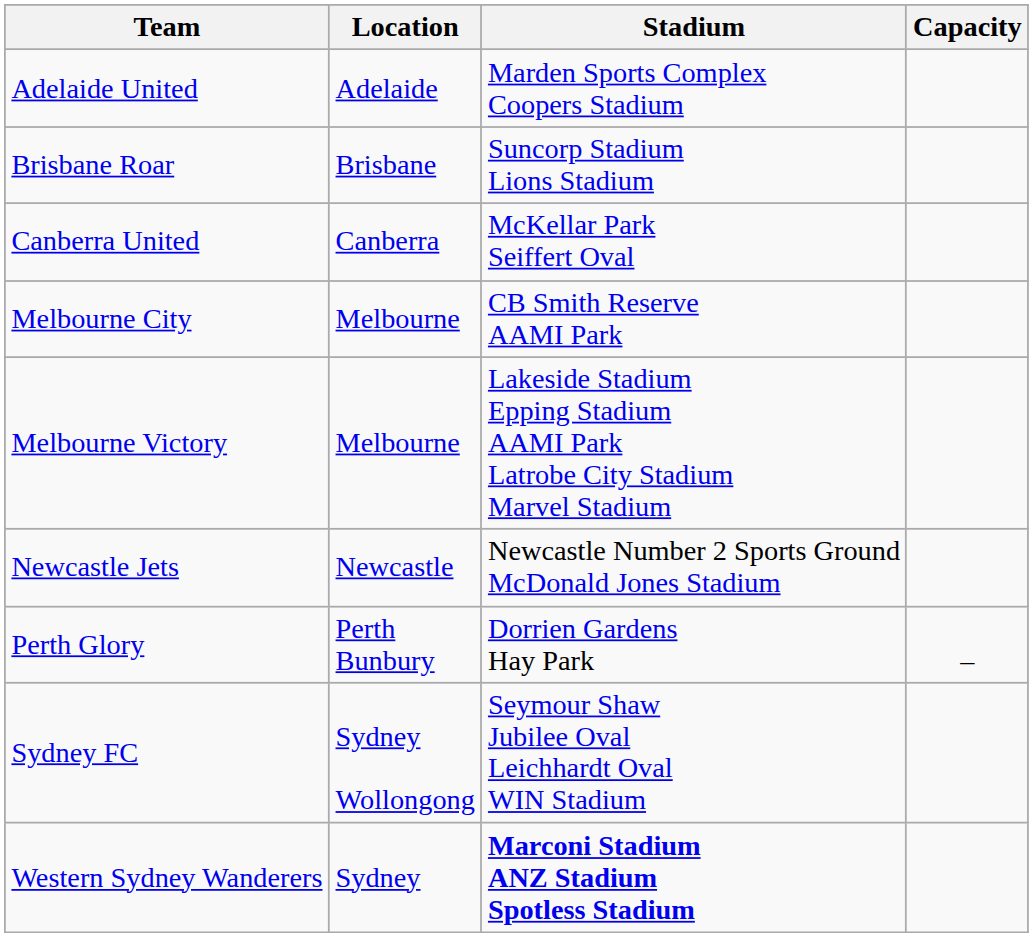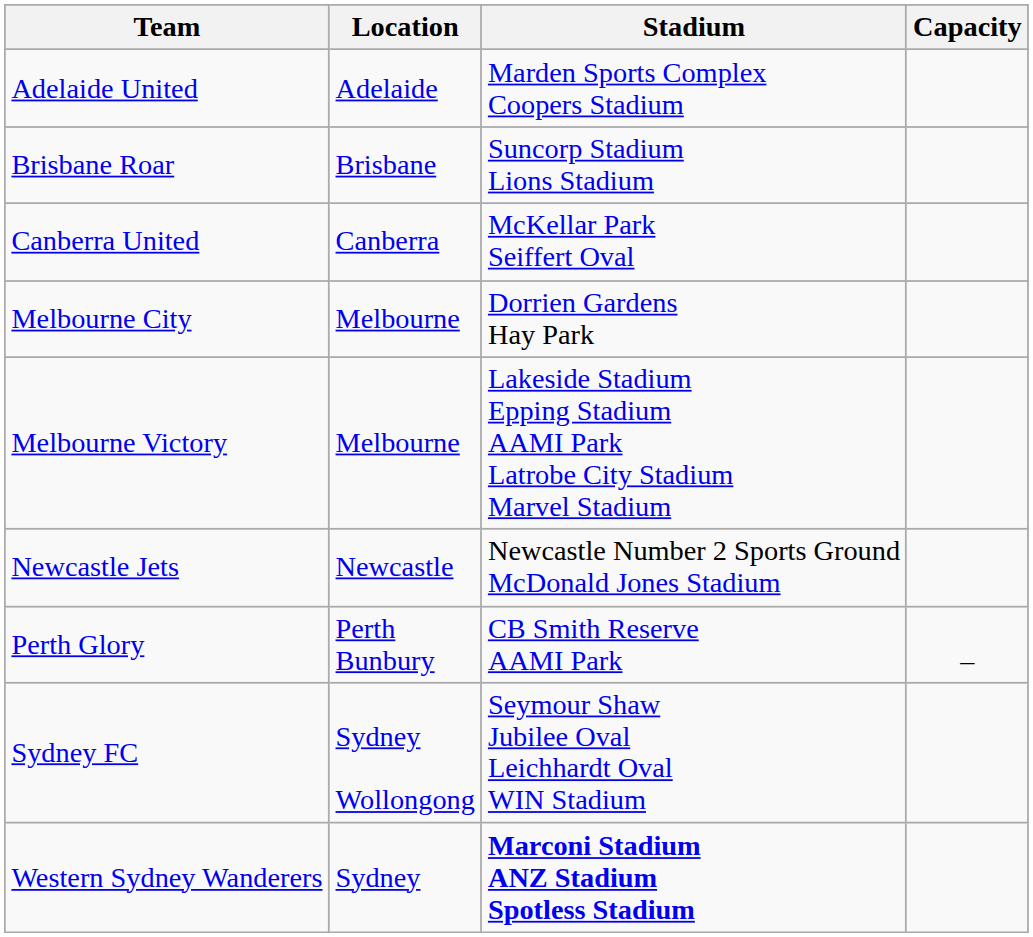(593, 318) CB Smith Reserve AAMI Park -> (583, 318) Dorrien Gardens Hay Park
(583, 644) Dorrien Gardens Hay Park -> (593, 644) CB Smith Reserve AAMI Park
